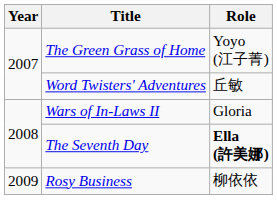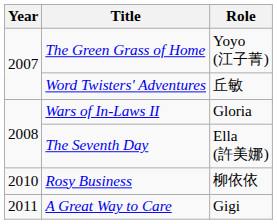(241, 144) bold -> (241, 144) normal
(23, 181) 2009 -> (23, 181) 2010
+ row: (109, 206)
